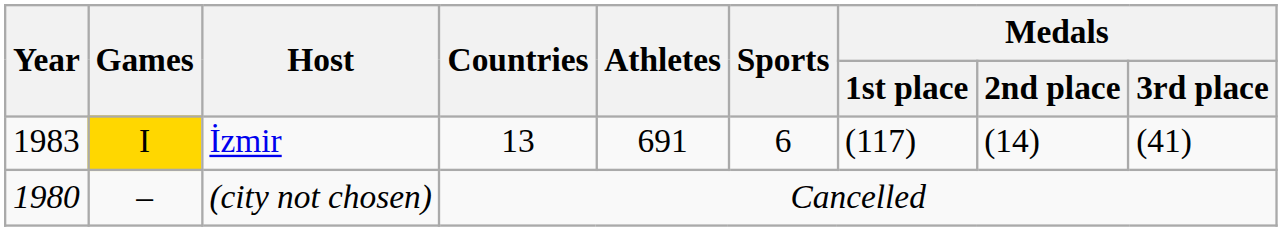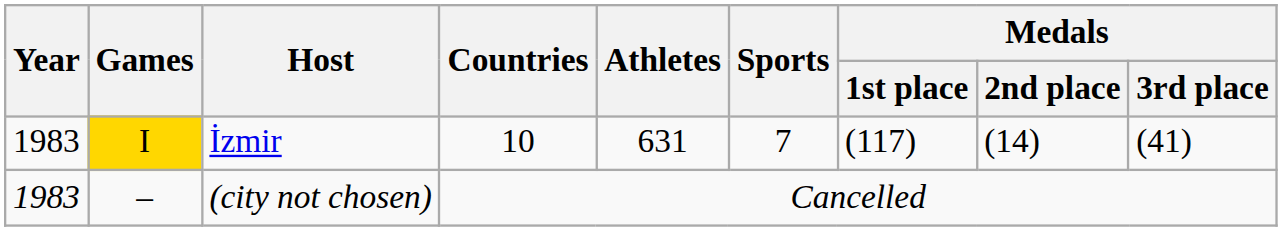(518, 142) 13 -> (518, 142) 10
(663, 142) 691 -> (663, 142) 631
(783, 142) 6 -> (783, 142) 7
(46, 197) 1980 -> (46, 197) 1983
